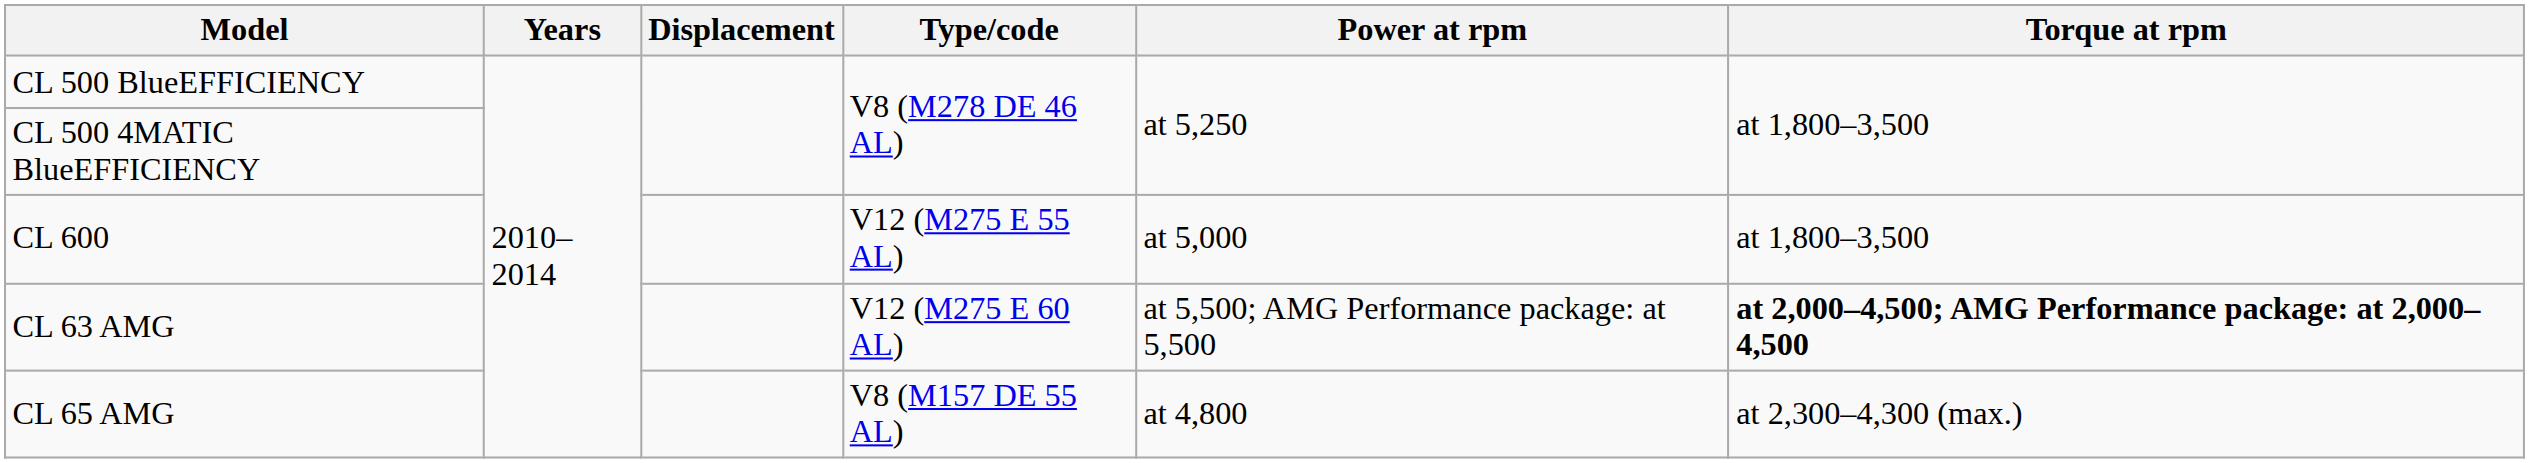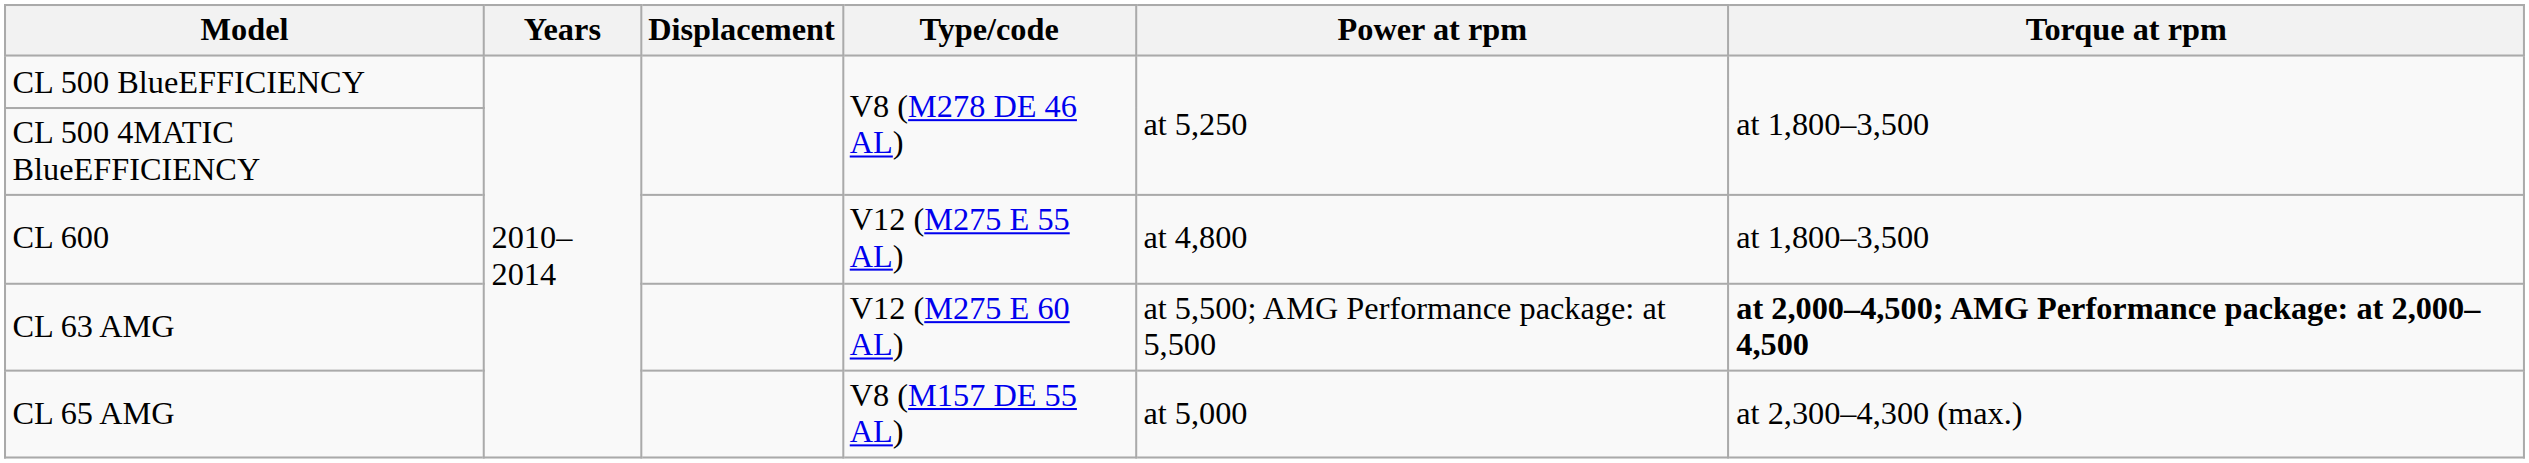(1195, 238) at 5,000 -> (1195, 238) at 4,800
(1195, 413) at 4,800 -> (1195, 413) at 5,000
